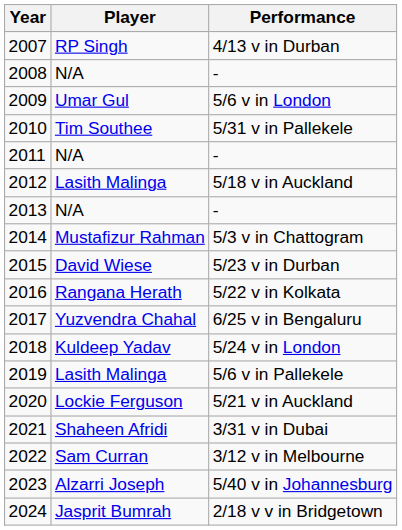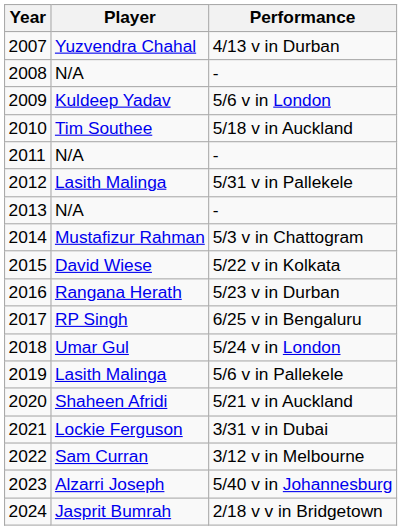(91, 45) RP Singh -> (126, 45) Yuzvendra Chahal
(92, 100) Umar Gul -> (113, 100) Kuldeep Yadav
(283, 127) 5/31 v in Pallekele -> (283, 127) 5/18 v in Auckland
(283, 182) 5/18 v in Auckland -> (283, 182) 5/31 v in Pallekele
(276, 264) 5/23 v in Durban -> (277, 264) 5/22 v in Kolkata
(277, 292) 5/22 v in Kolkata -> (276, 292) 5/23 v in Durban
(126, 319) Yuzvendra Chahal -> (91, 319) RP Singh
(113, 347) Kuldeep Yadav -> (92, 347) Umar Gul
(119, 401) Lockie Ferguson -> (111, 401) Shaheen Afridi
(111, 429) Shaheen Afridi -> (119, 429) Lockie Ferguson
